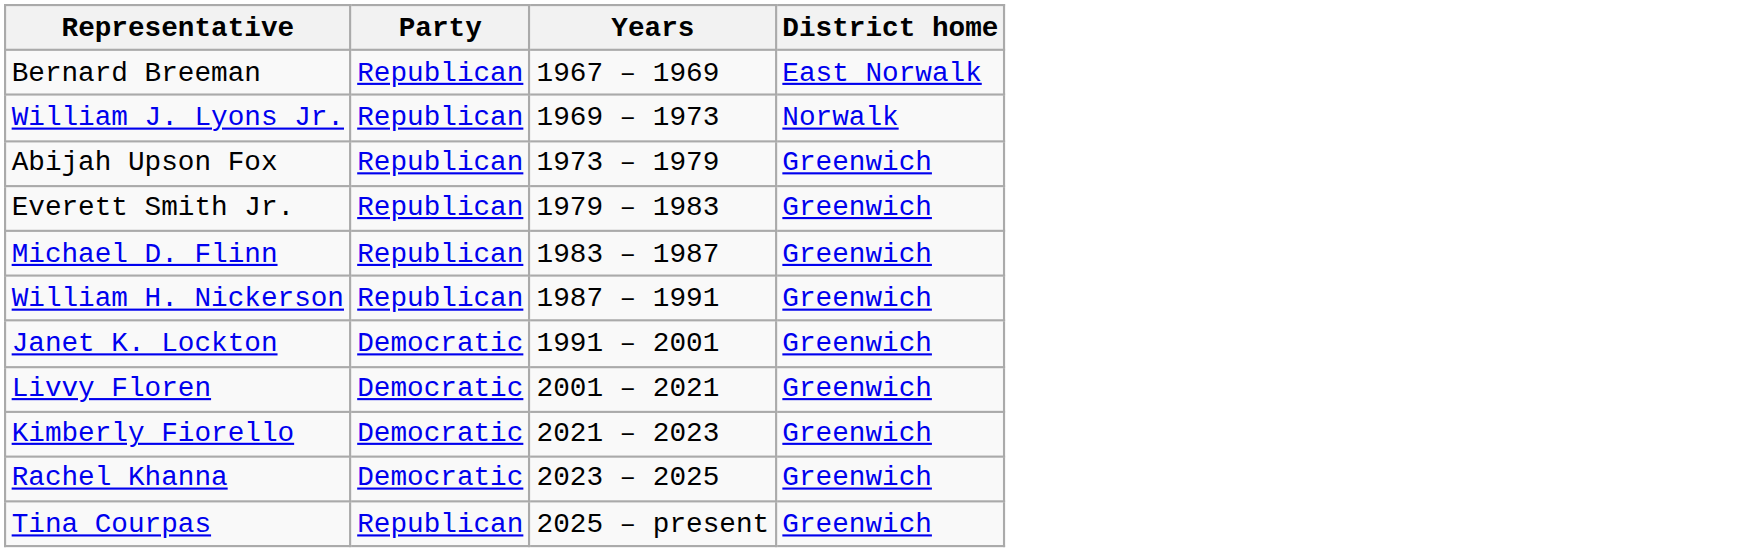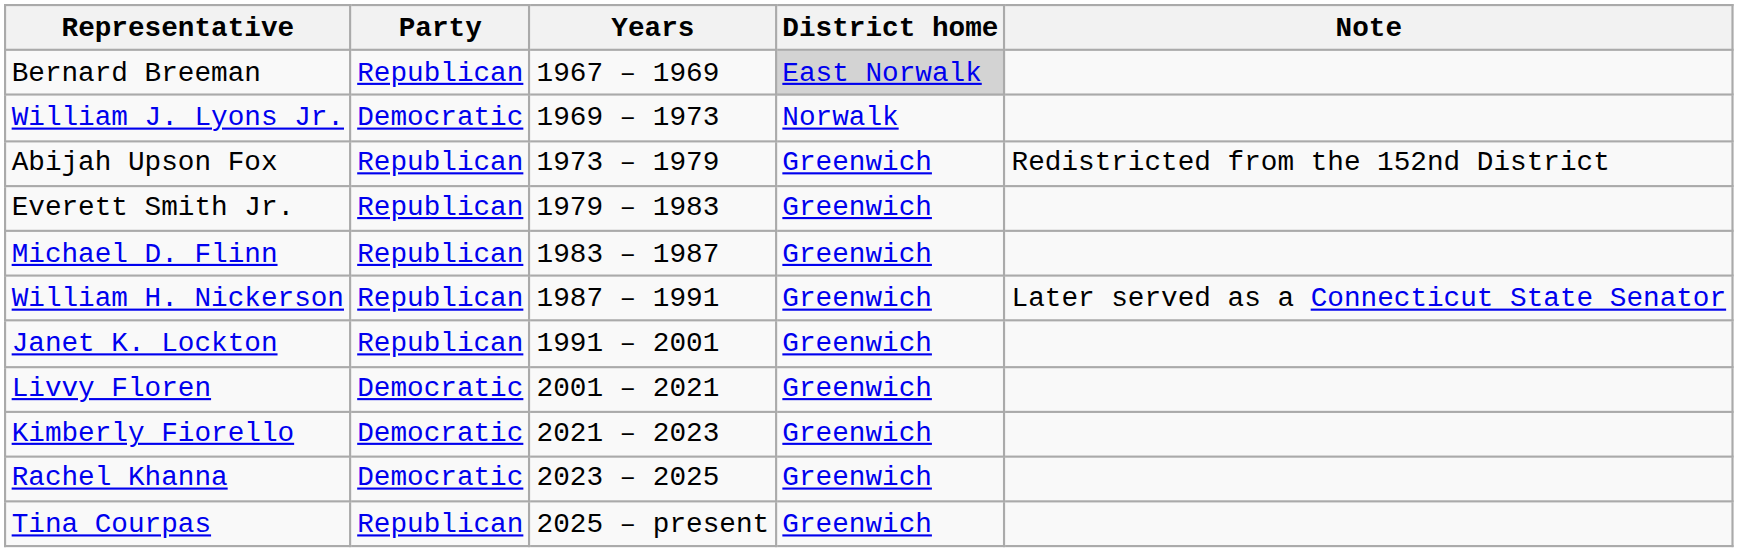+ column: (1369, 28)
(882, 73) no background -> (882, 73) lightgrey background
(440, 118) Republican -> (440, 118) Democratic
(440, 344) Democratic -> (440, 344) Republican
